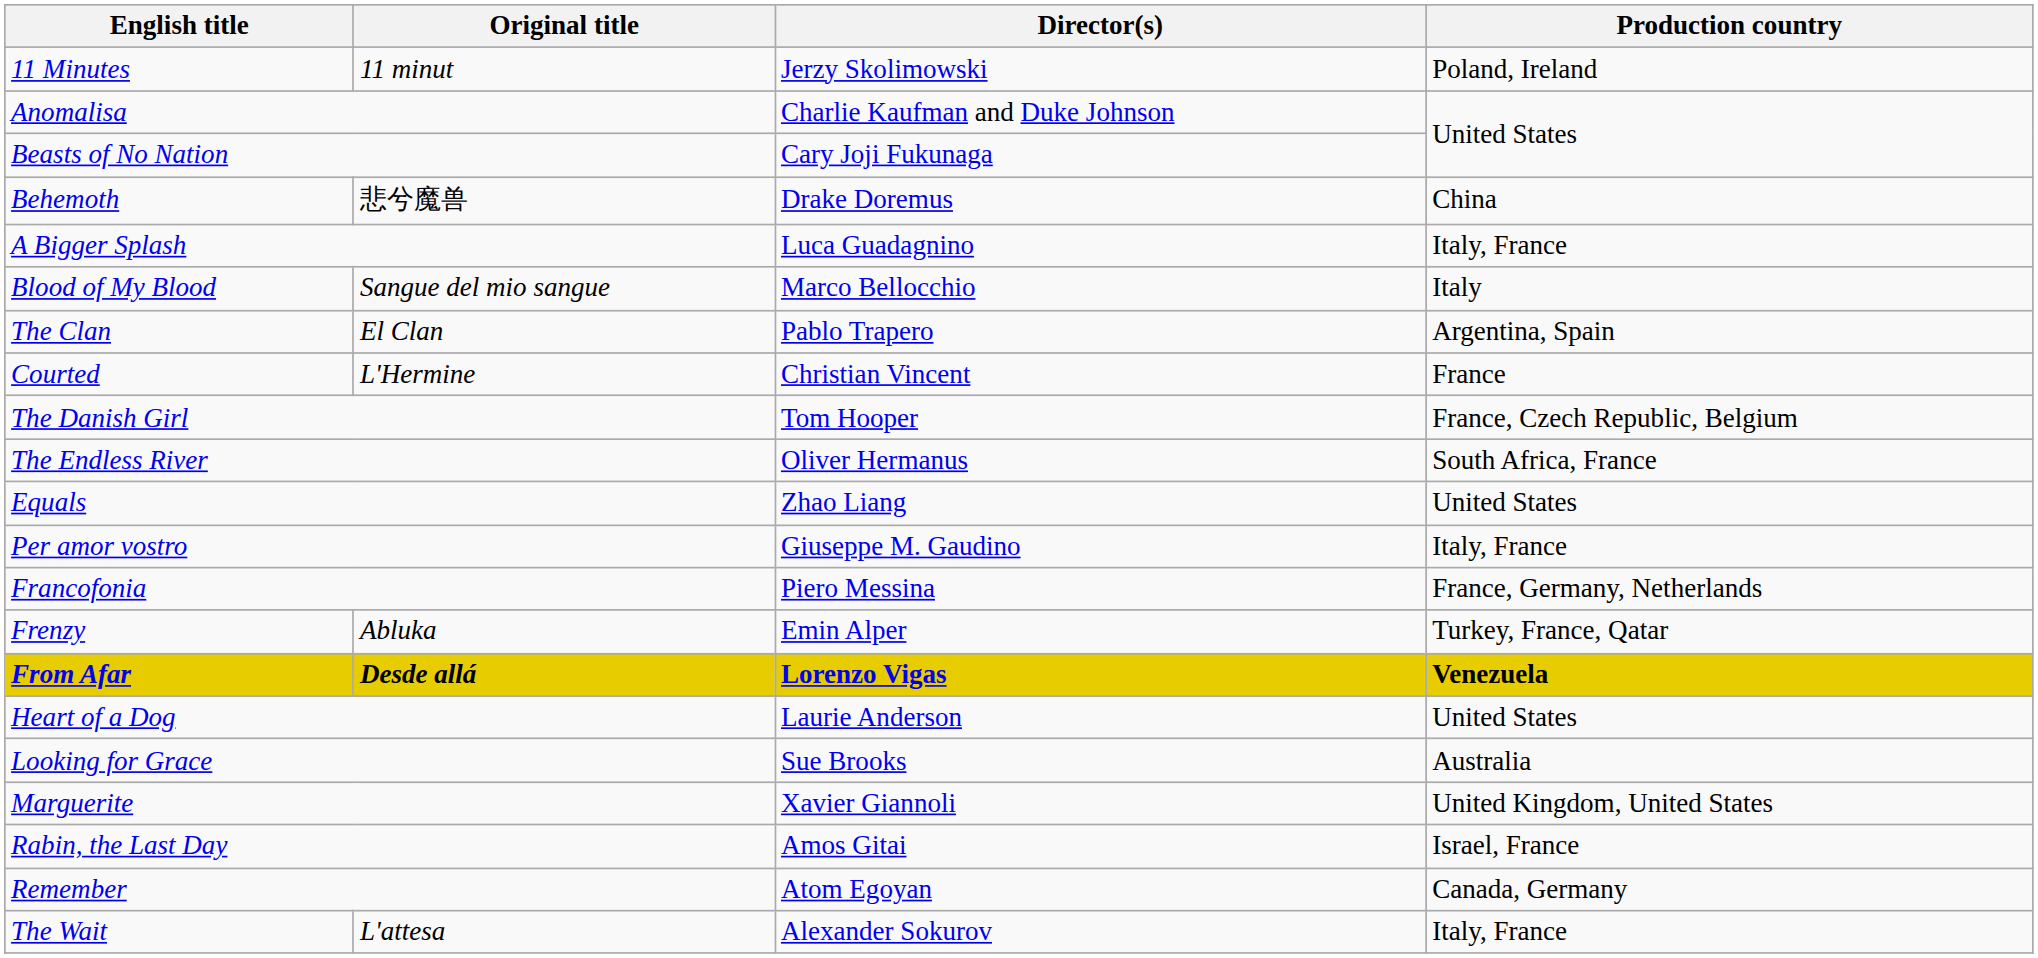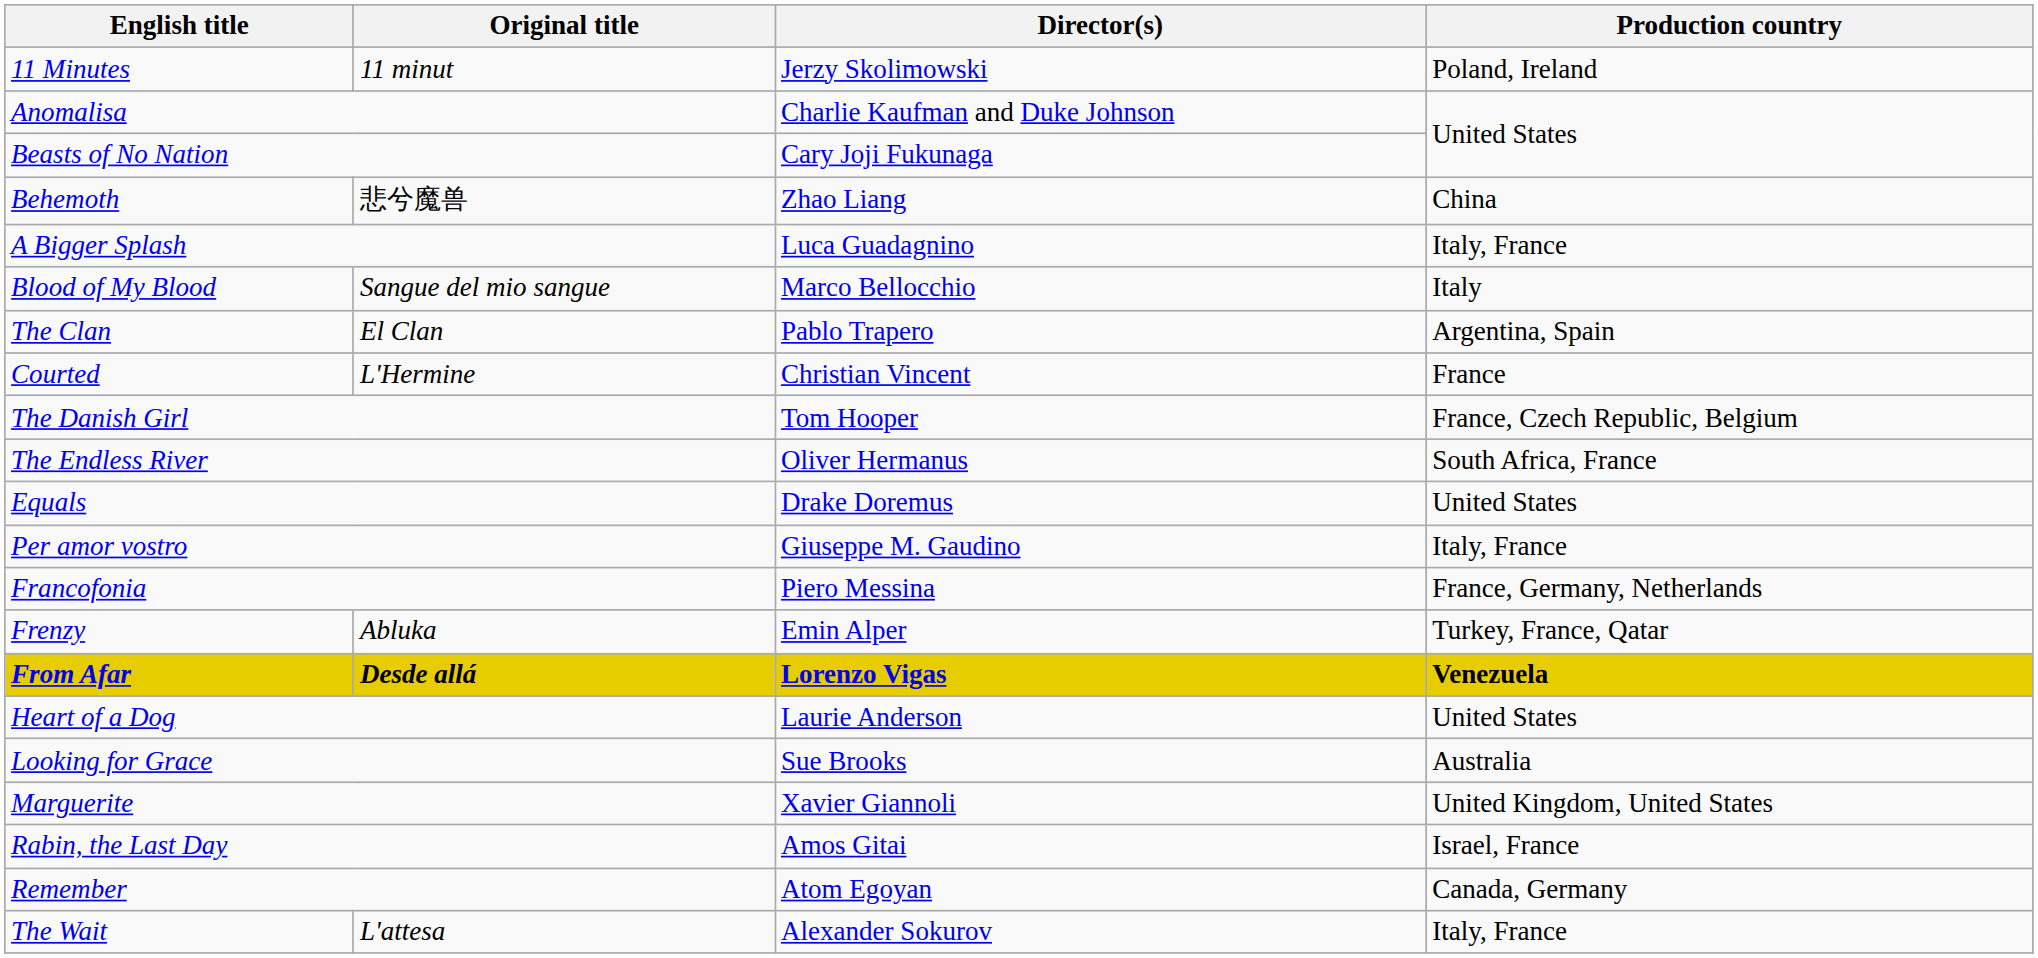(867, 200) Drake Doremus -> (844, 200) Zhao Liang
(844, 502) Zhao Liang -> (867, 502) Drake Doremus
